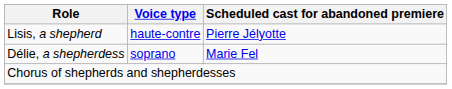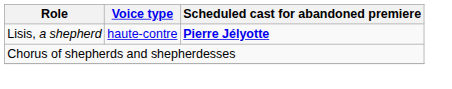(246, 34) normal -> (226, 34) bold
- row: (66, 53)
